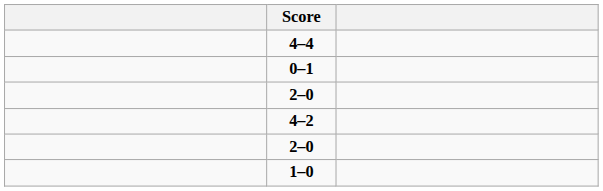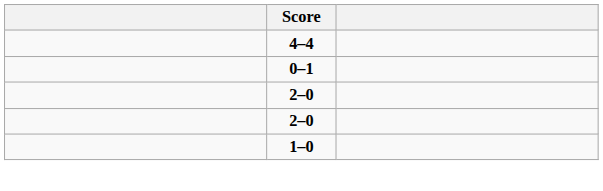- row: (136, 121)
